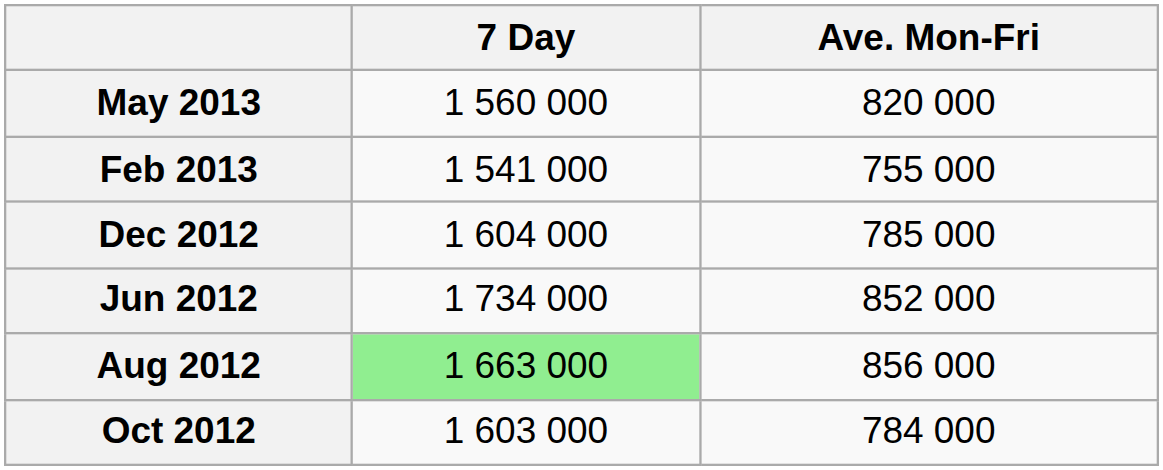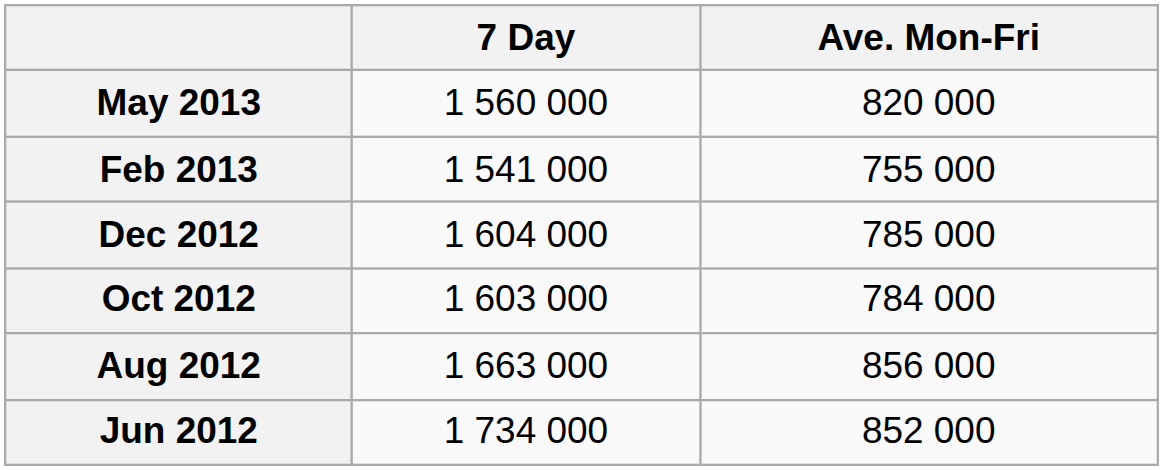rows swapped: (179, 431) <-> (179, 299)
(526, 365) lightgreen background -> (526, 365) no background
